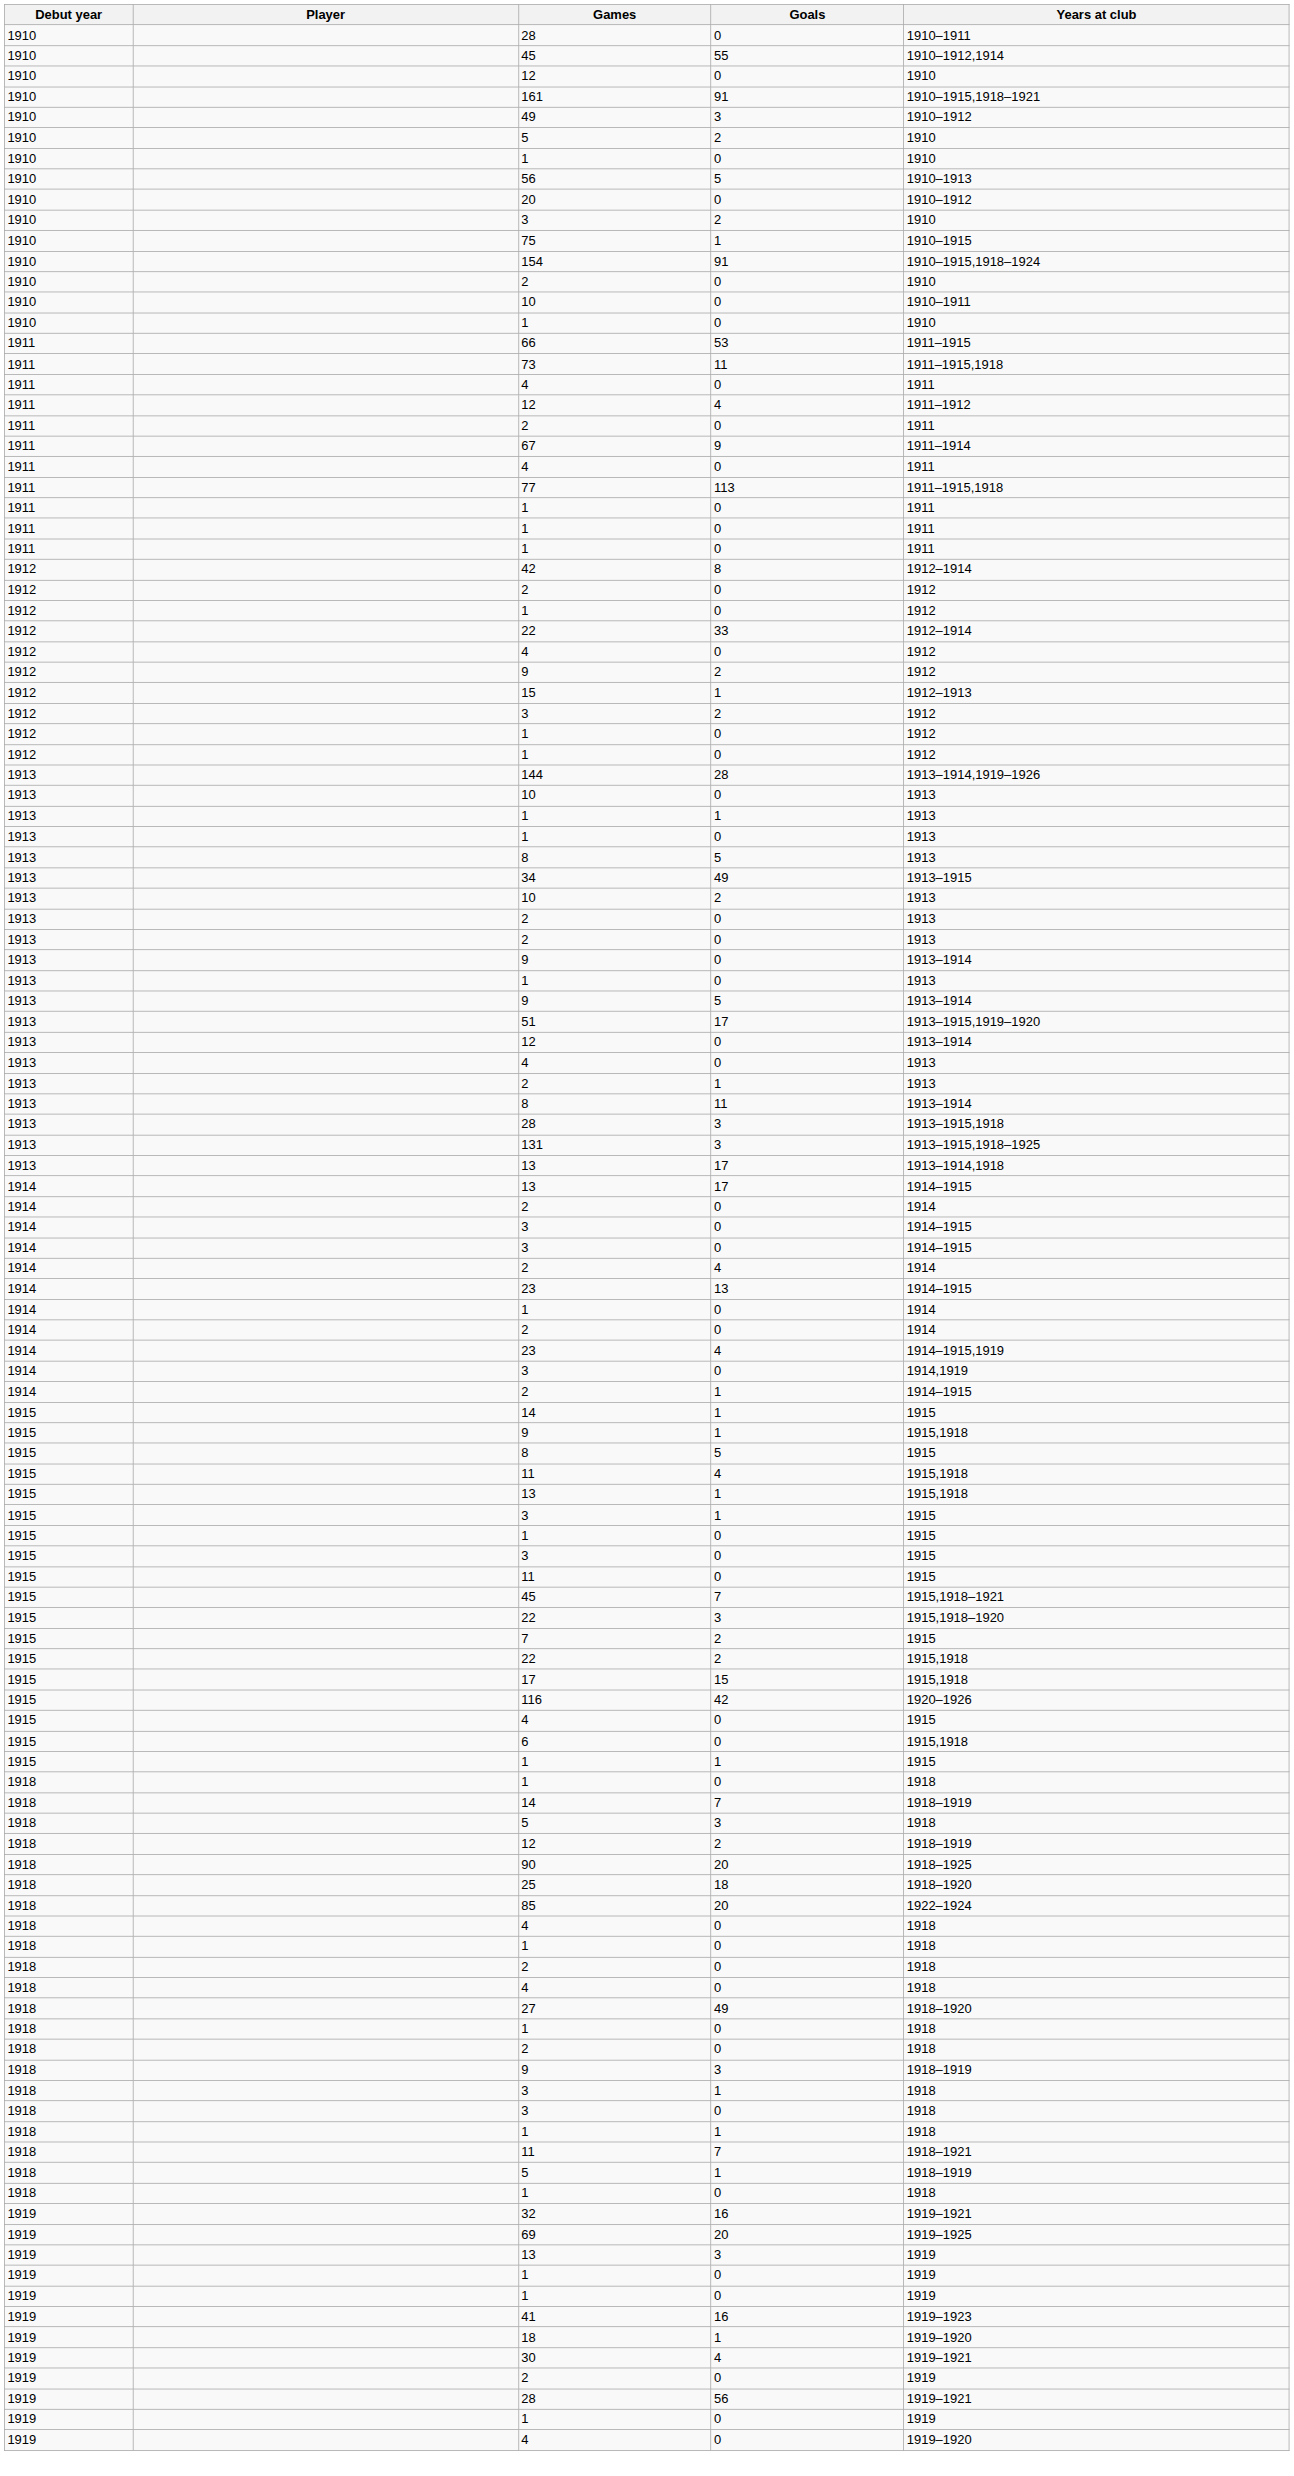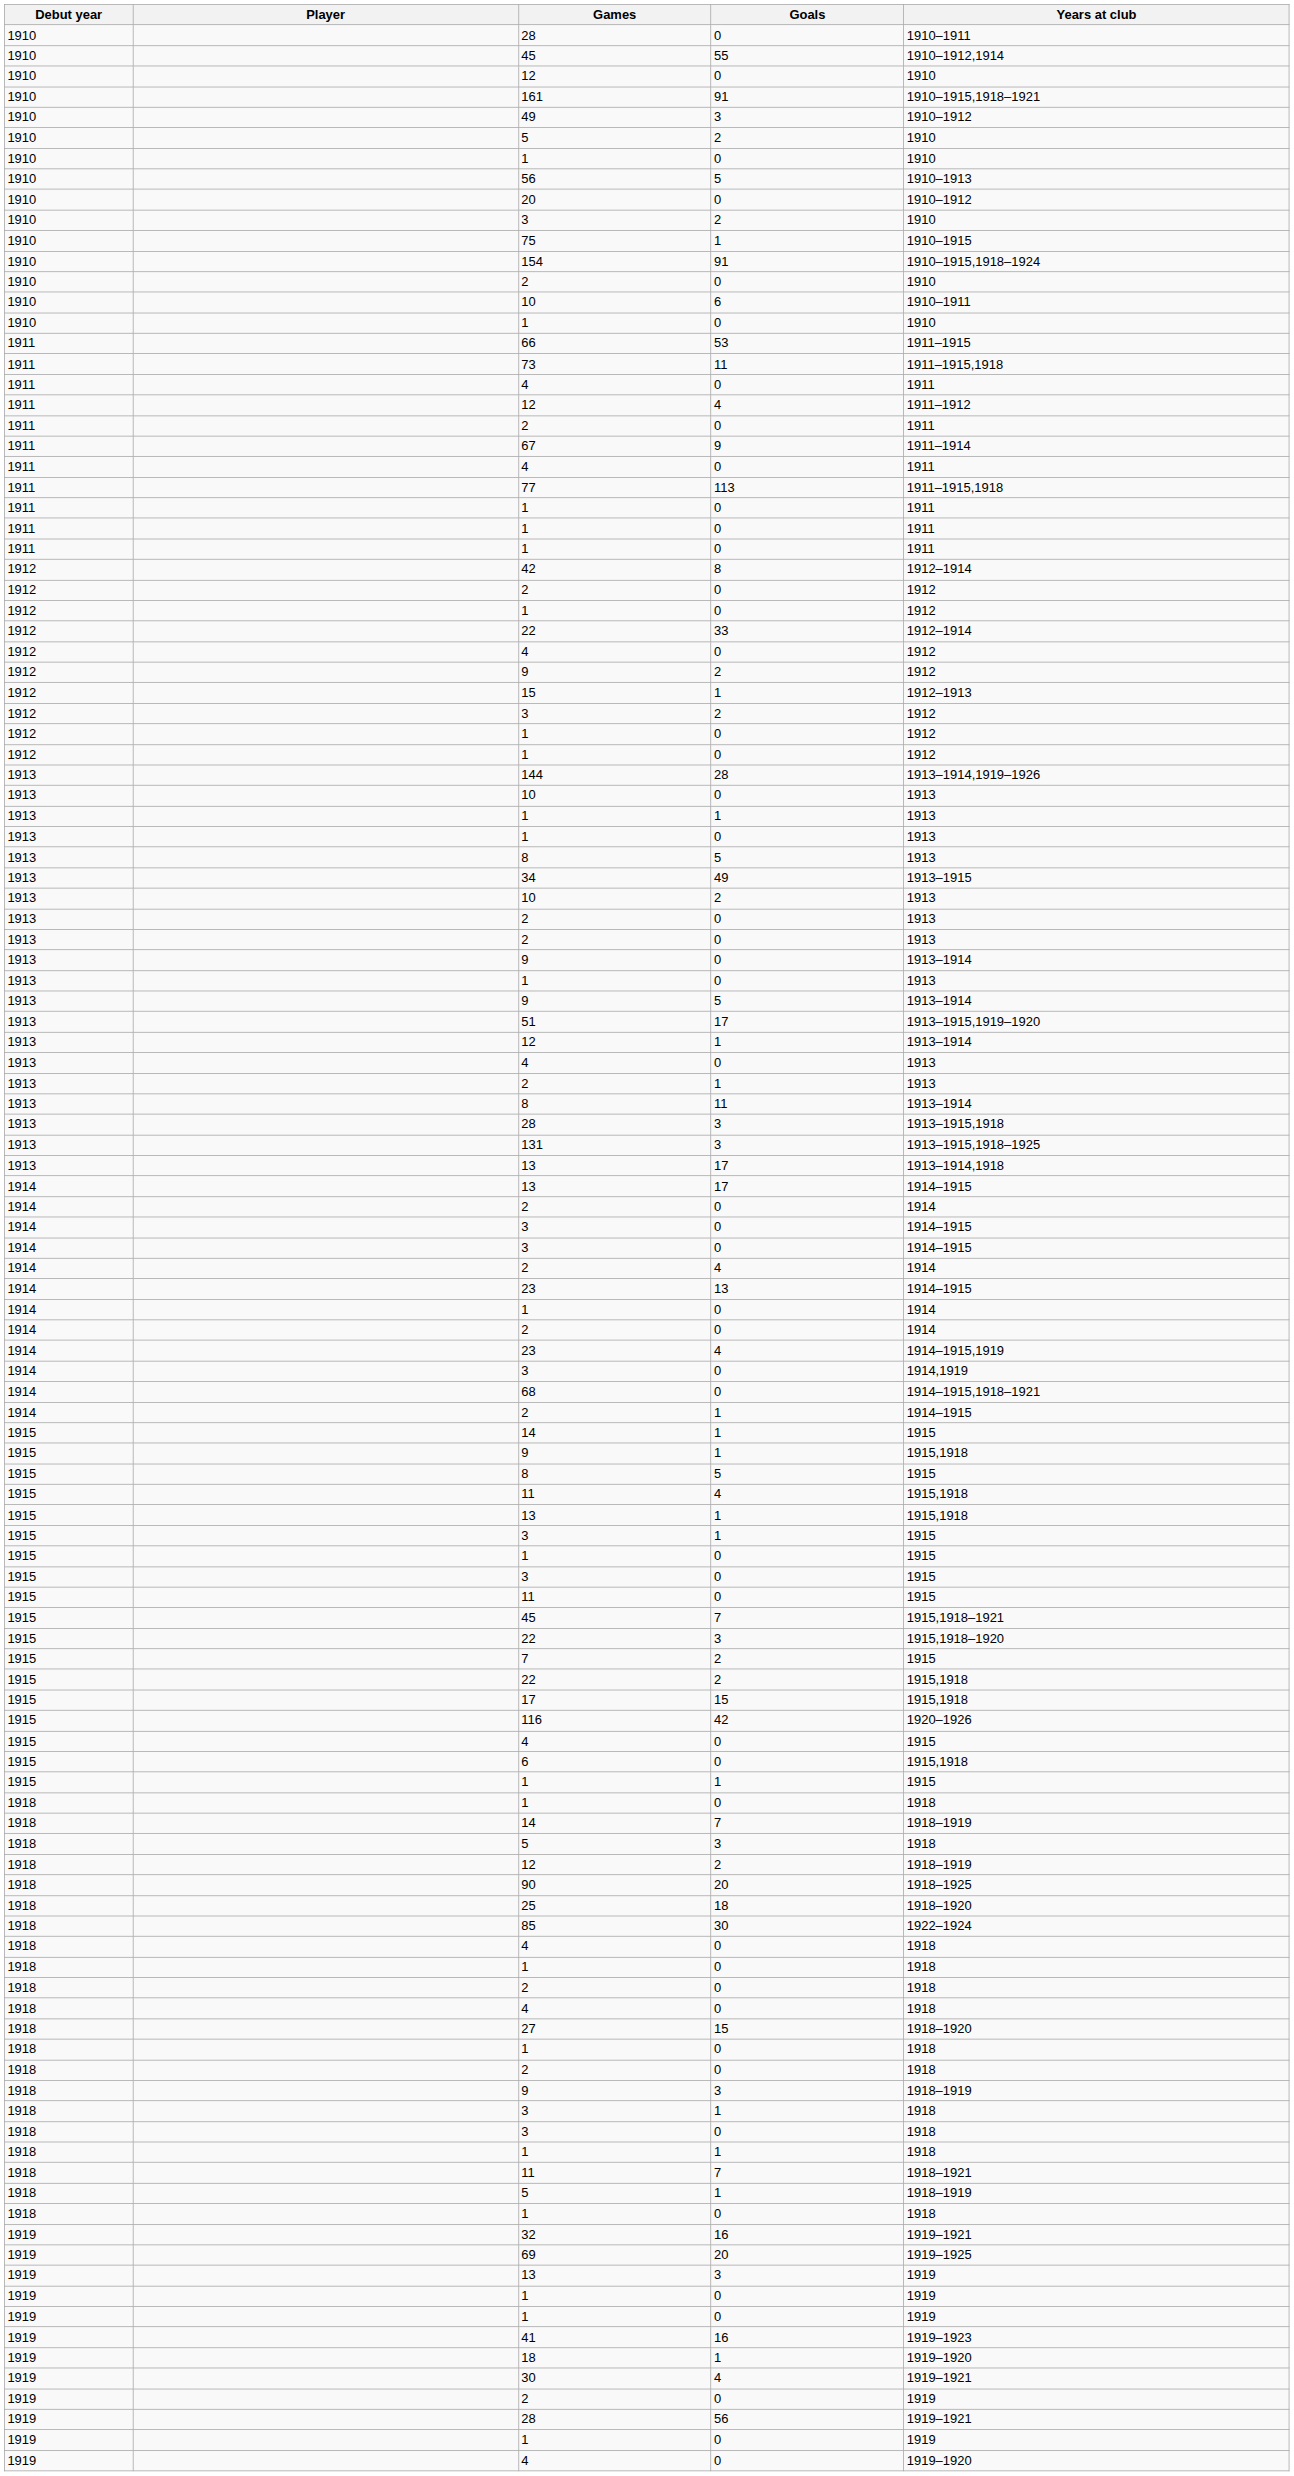(718, 302) 0 -> (718, 302) 6
(718, 1042) 0 -> (718, 1042) 1
+ row: (22, 1391)
(721, 1905) 20 -> (721, 1926) 30
(721, 2008) 49 -> (721, 2029) 15
